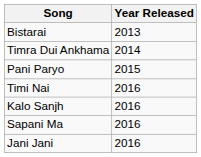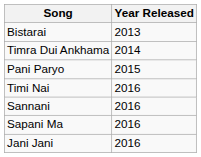- row: (35, 106)
+ row: (28, 106)
